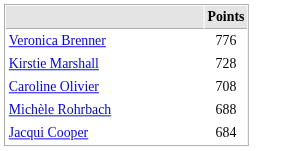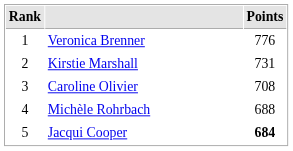+ column: (25, 16)
(226, 64) 728 -> (265, 64) 731
(226, 133) normal -> (265, 133) bold
